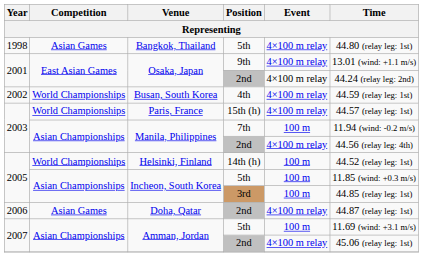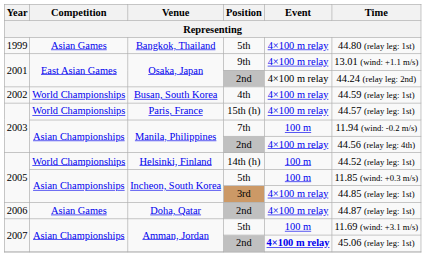(17, 45) 1998 -> (17, 45) 1999
(297, 194) 100 m -> (298, 194) 4×100 m relay
(297, 243) normal -> (298, 243) bold
